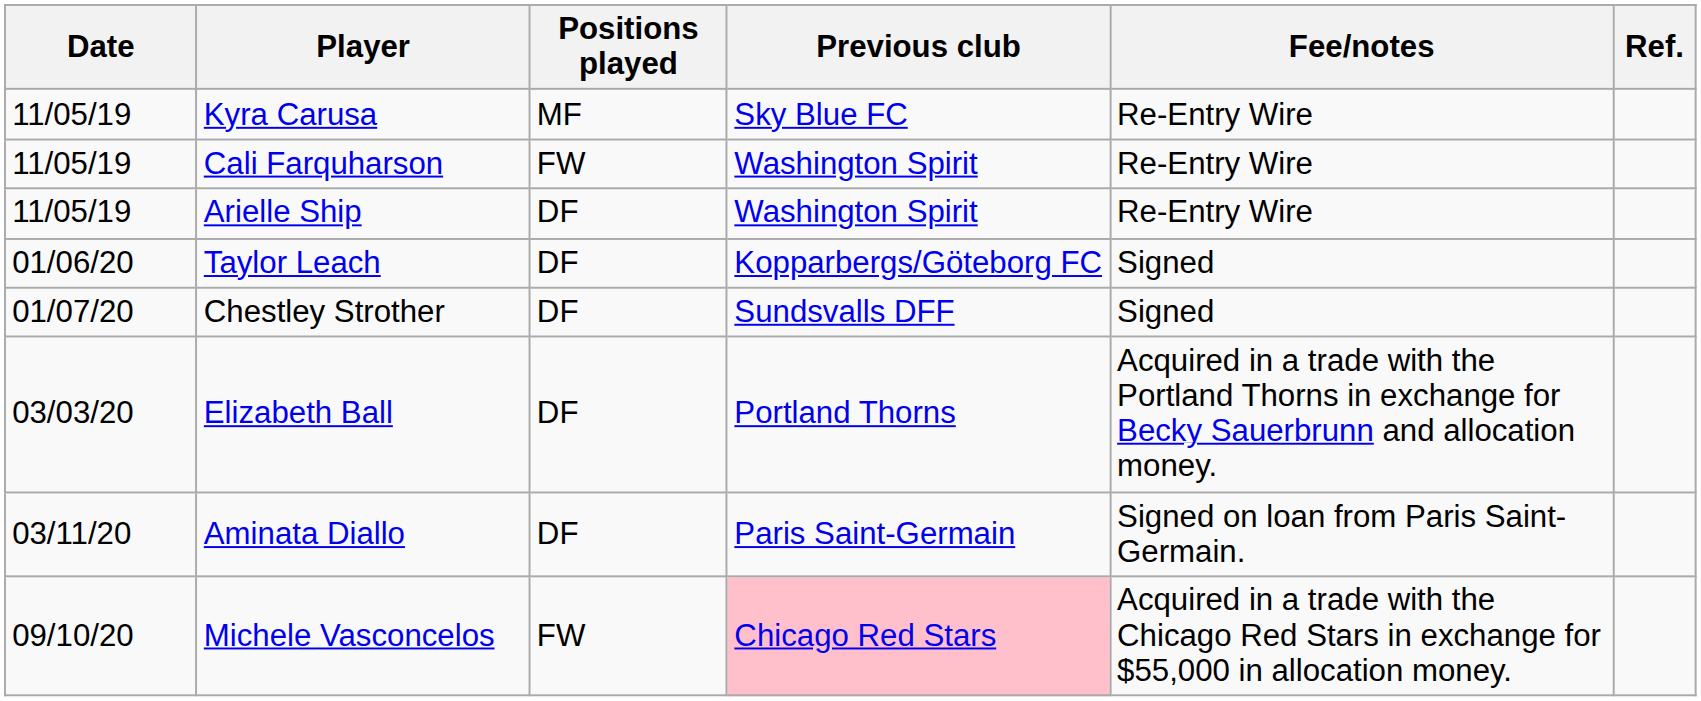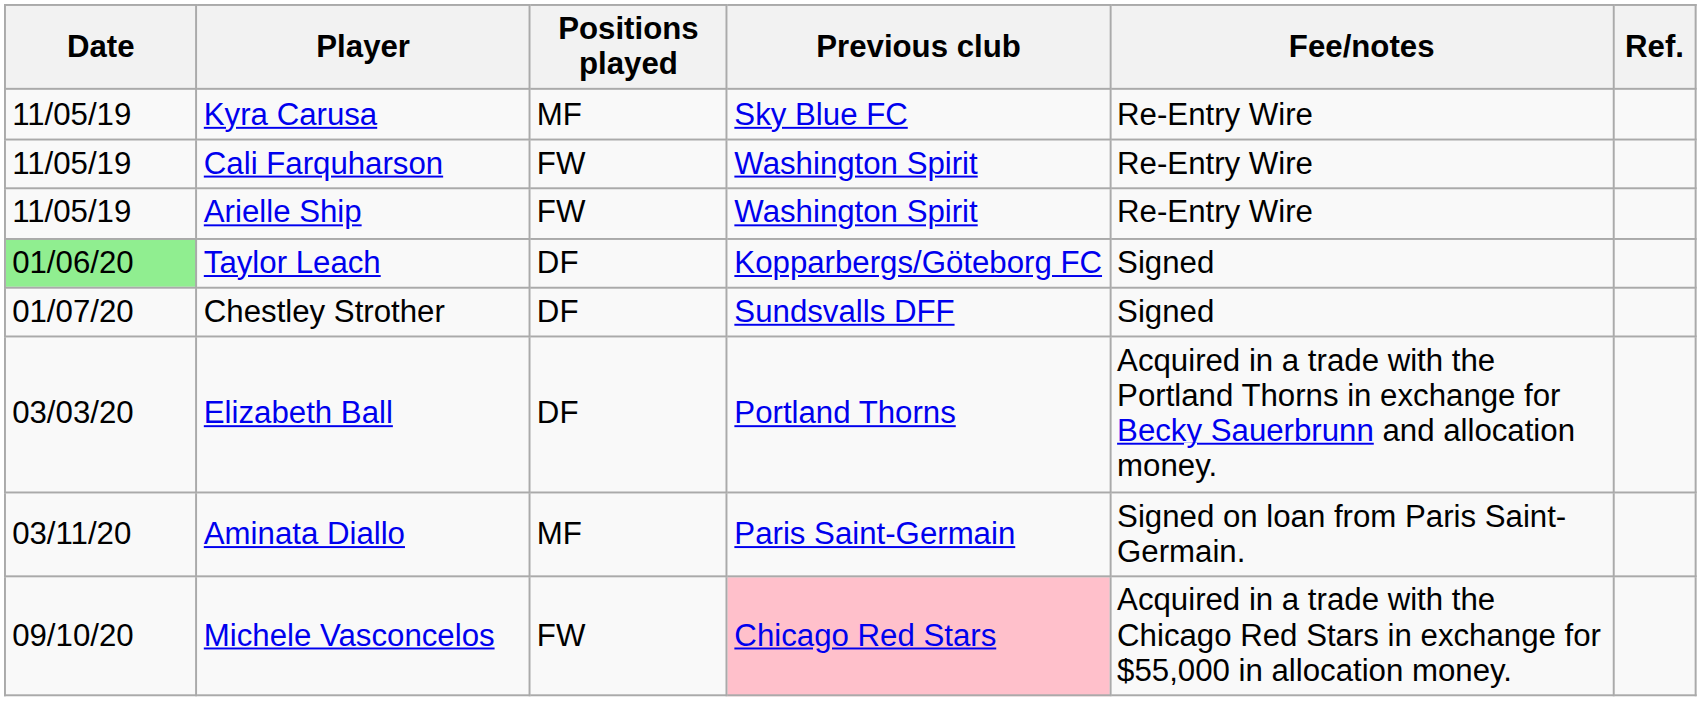(558, 212) DF -> (561, 212) FW
(73, 262) no background -> (73, 262) lightgreen background
(558, 533) DF -> (559, 533) MF
